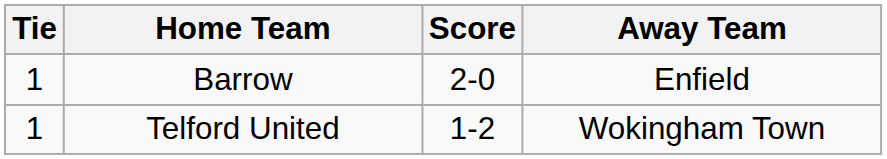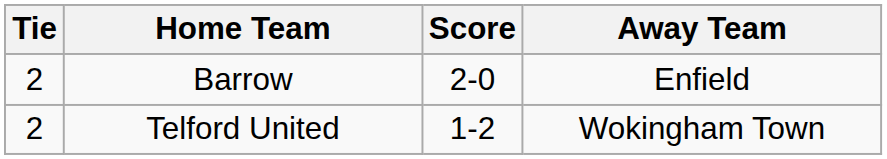(35, 79) 1 -> (35, 79) 2
(35, 128) 1 -> (35, 128) 2
